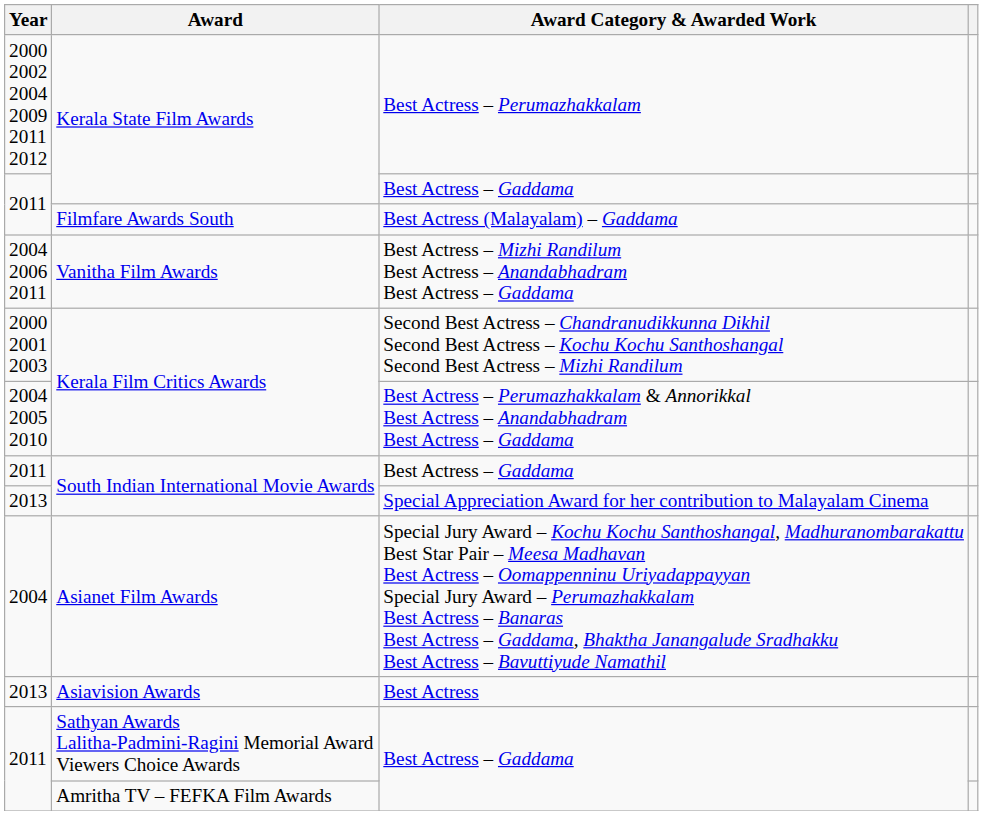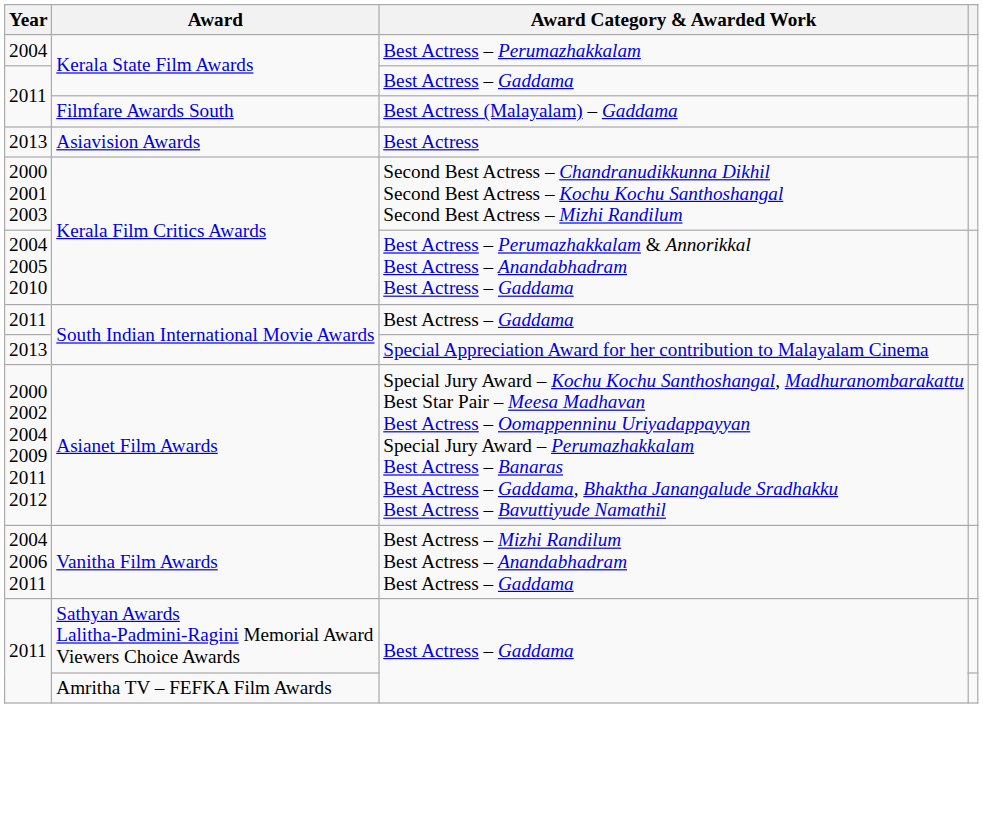(28, 104) 2000 2002 2004 2009 2011 2012 -> (28, 50) 2004
rows swapped: (128, 691) <-> (137, 271)
(28, 596) 2004 -> (28, 444) 2000 2002 2004 2009 2011 2012
